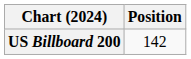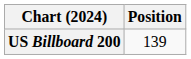(155, 41) 142 -> (155, 41) 139
